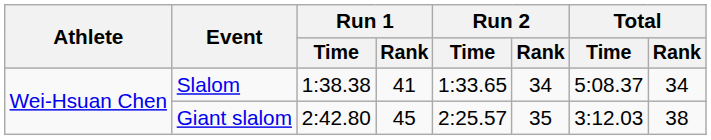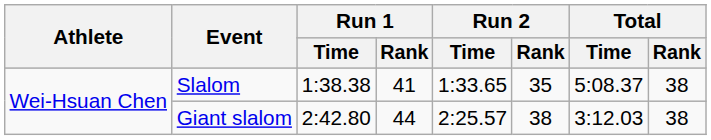(541, 85) 34 -> (541, 85) 35
(677, 85) 34 -> (677, 85) 38
(404, 118) 45 -> (404, 118) 44
(541, 118) 35 -> (541, 118) 38
